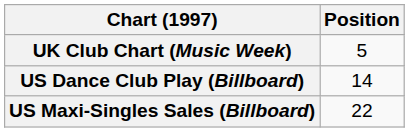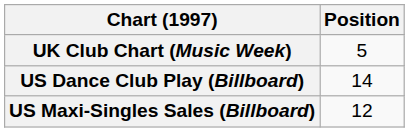(362, 111) 22 -> (362, 111) 12
